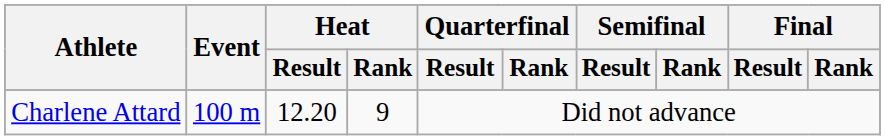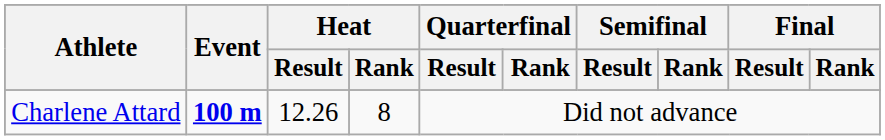(227, 112) normal -> (227, 112) bold
(307, 112) 12.20 -> (308, 112) 12.26
(383, 112) 9 -> (384, 112) 8
